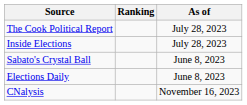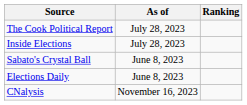columns swapped: (136, 12) <-> (199, 12)
